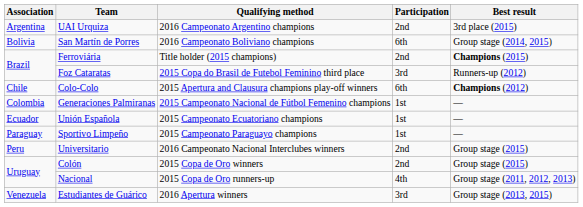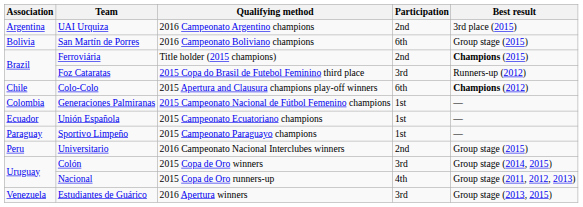(503, 42) Group stage (2014, 2015) -> (491, 42) Group stage (2015)
(402, 164) 2nd -> (401, 164) 3rd
(491, 164) Group stage (2015) -> (503, 164) Group stage (2014, 2015)
